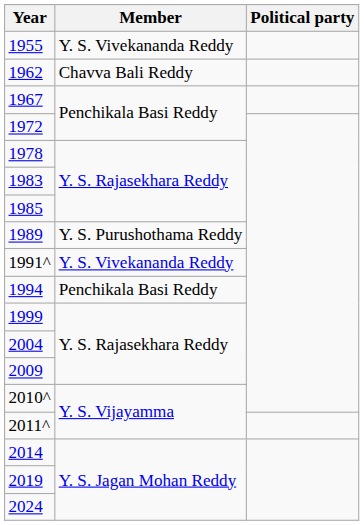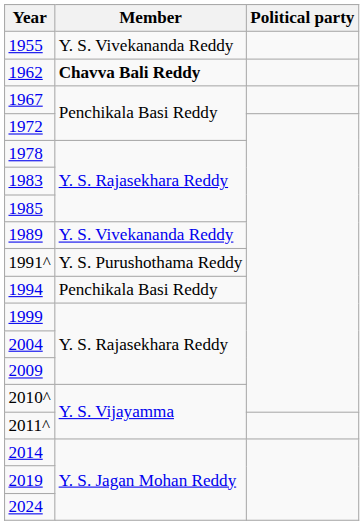(126, 72) normal -> (130, 72) bold
(151, 235) Y. S. Purushothama Reddy -> (146, 235) Y. S. Vivekananda Reddy
(146, 262) Y. S. Vivekananda Reddy -> (151, 262) Y. S. Purushothama Reddy
